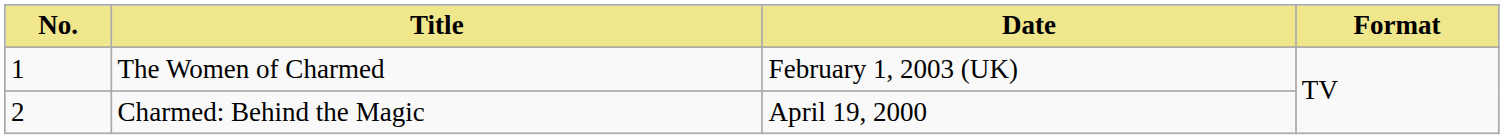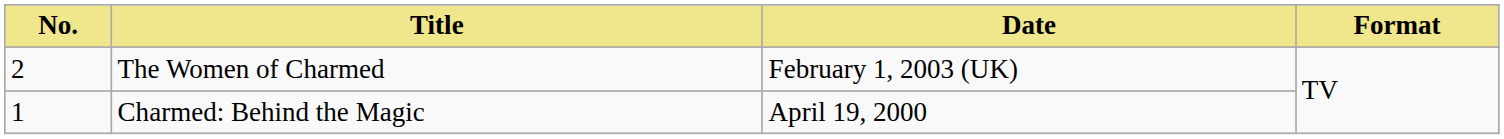(18, 68) 1 -> (18, 68) 2
(18, 111) 2 -> (18, 111) 1
